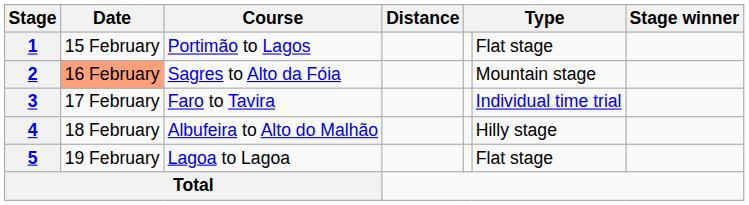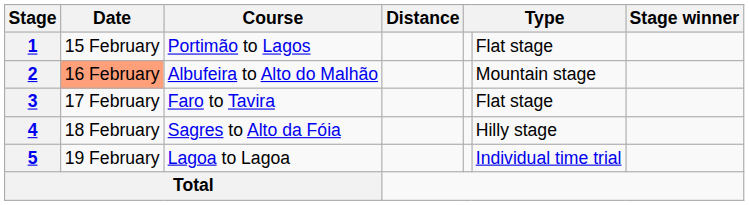(254, 74) Sagres to Alto da Fóia -> (273, 74) Albufeira to Alto do Malhão
(549, 102) Individual time trial -> (514, 102) Flat stage
(273, 130) Albufeira to Alto do Malhão -> (254, 130) Sagres to Alto da Fóia
(514, 158) Flat stage -> (549, 158) Individual time trial
